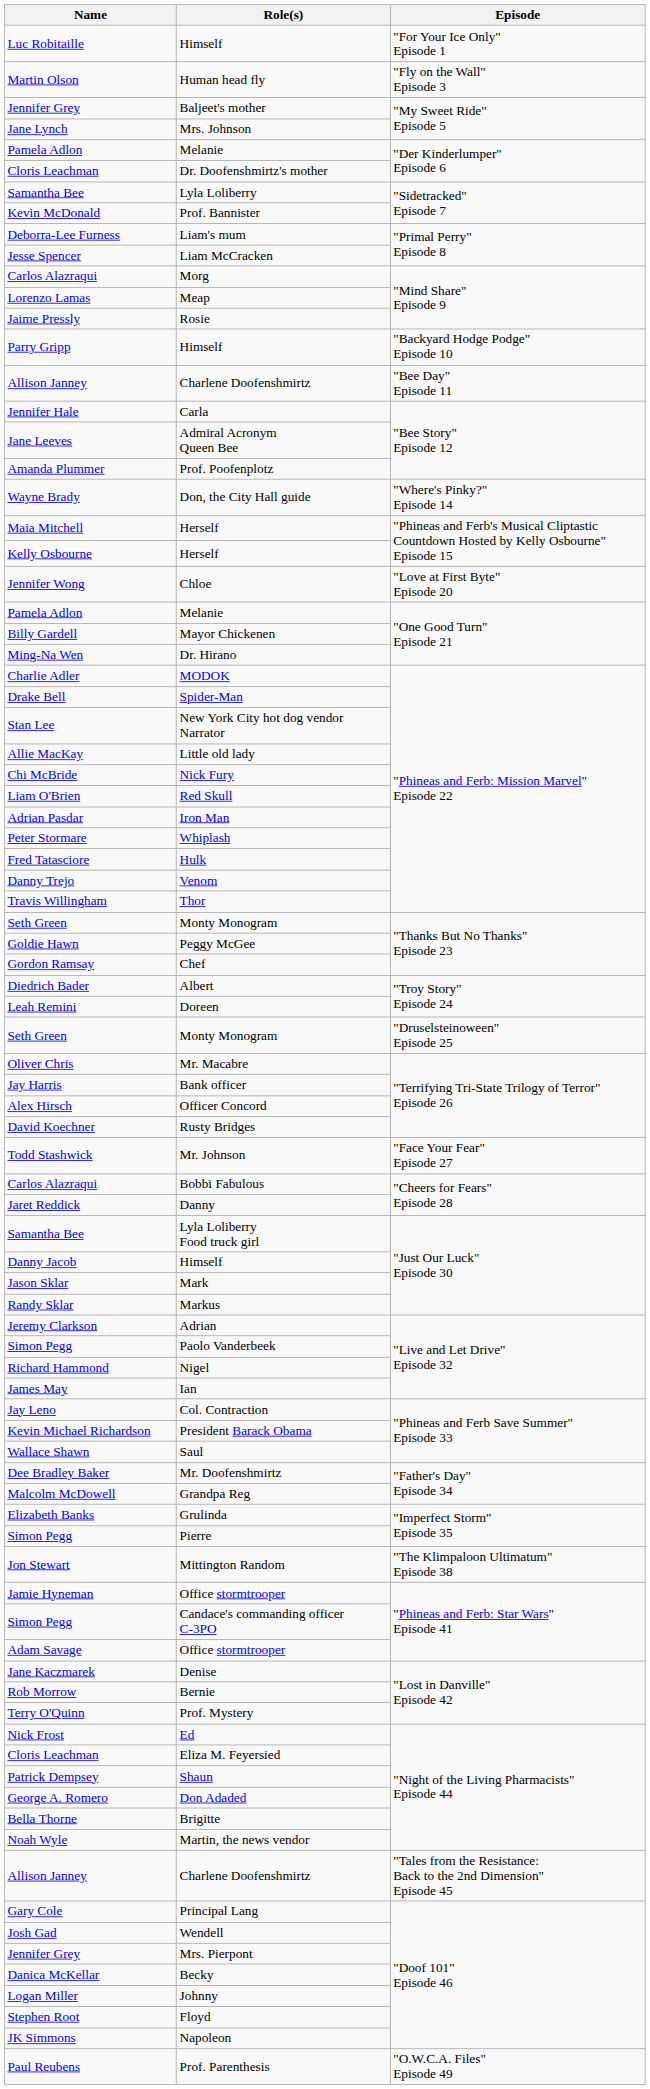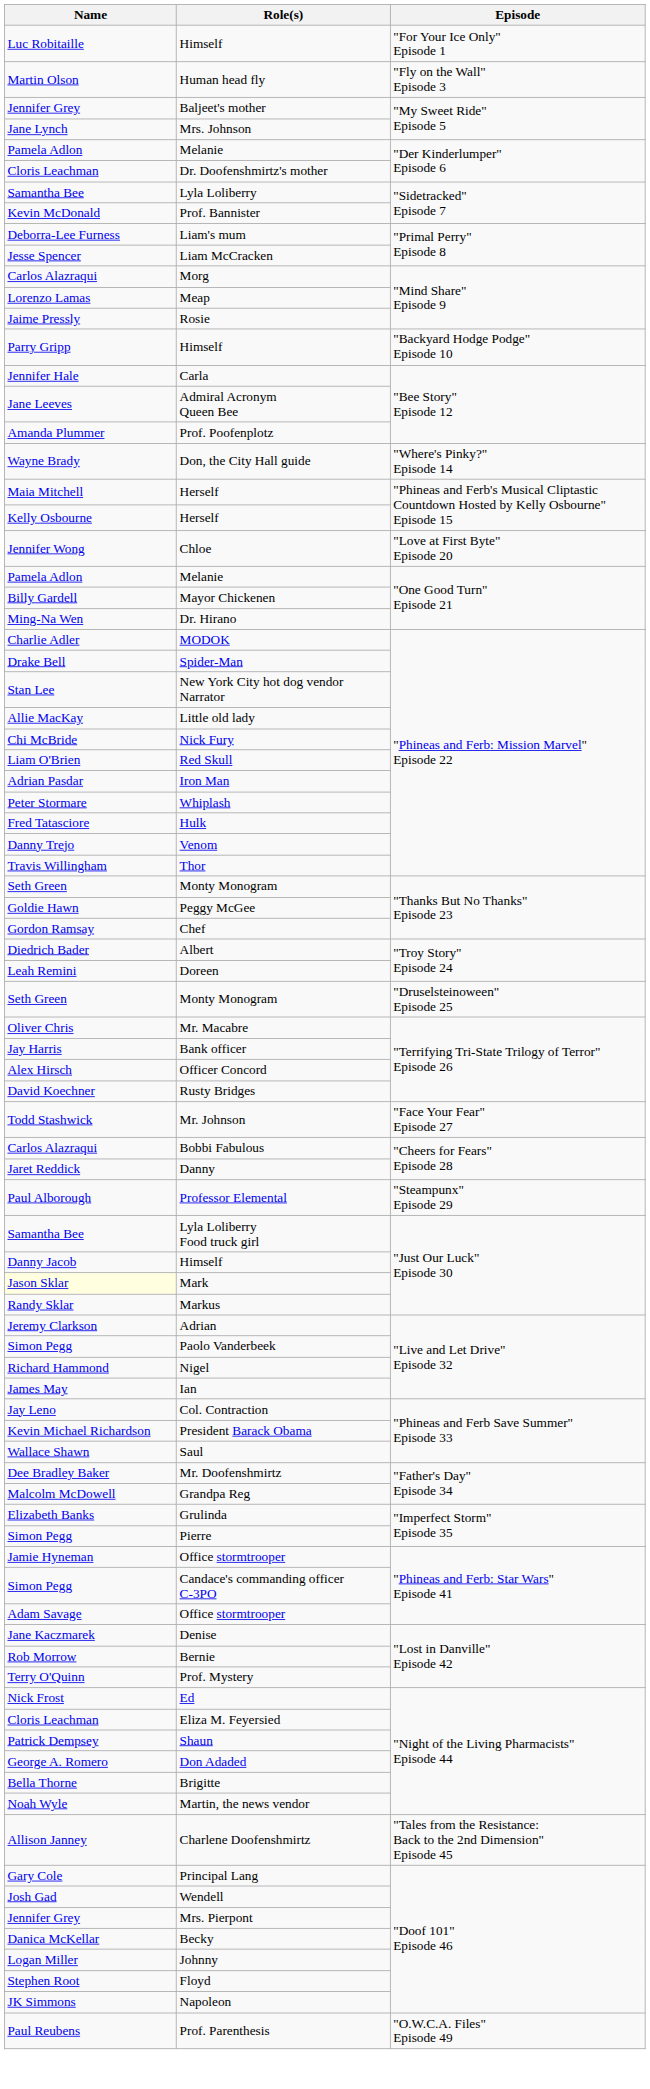- row: (245, 383)
+ row: (233, 1197)
(38, 1283) no background -> (38, 1283) lightyellow background
- row: (232, 1564)
